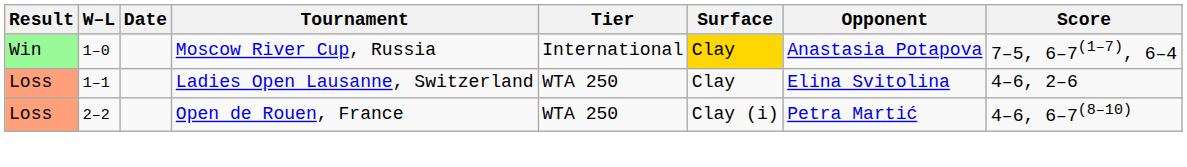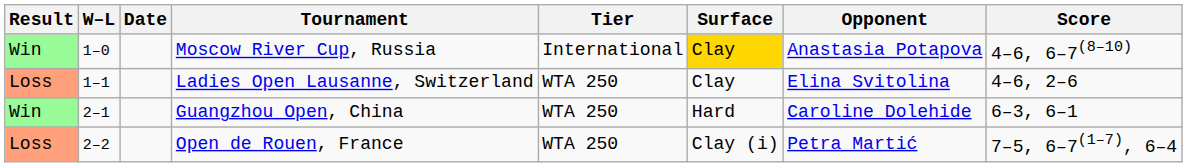(1084, 51) 7–5, 6–7(1–7), 6–4 -> (1061, 51) 4–6, 6–7(8–10)
+ row: (290, 112)
(1061, 115) 4–6, 6–7(8–10) -> (1084, 144) 7–5, 6–7(1–7), 6–4
